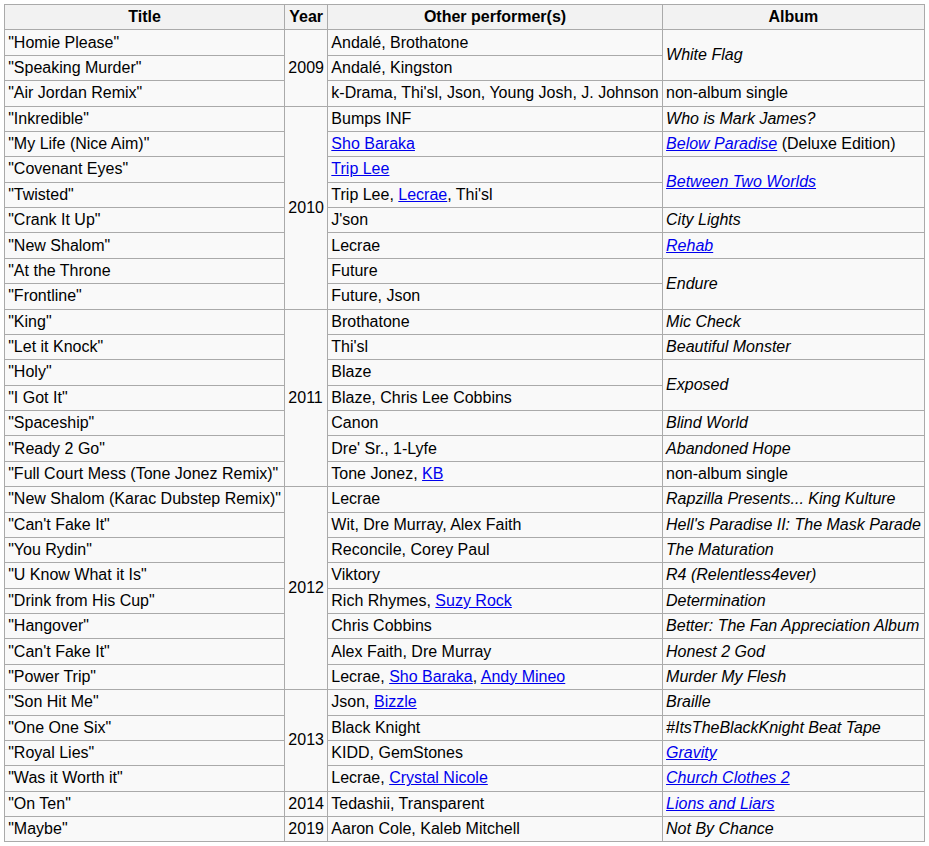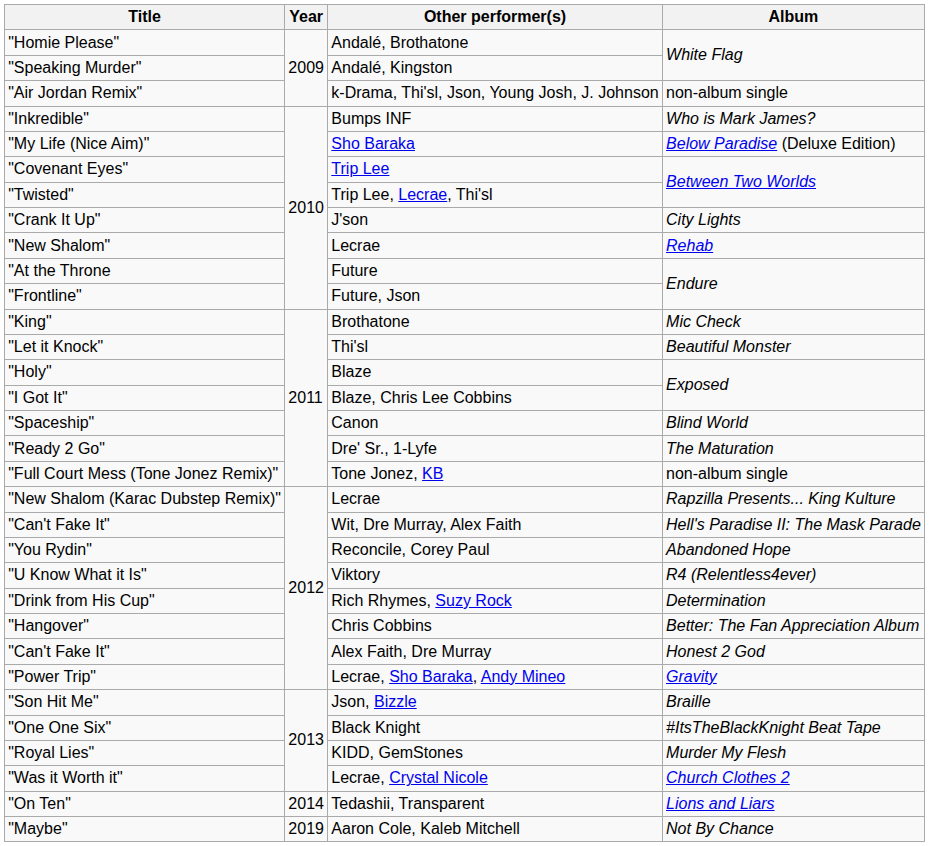(728, 448) Abandoned Hope -> (720, 448) The Maturation
(720, 550) The Maturation -> (728, 550) Abandoned Hope
(726, 676) Murder My Flesh -> (691, 676) Gravity
(691, 753) Gravity -> (726, 753) Murder My Flesh
